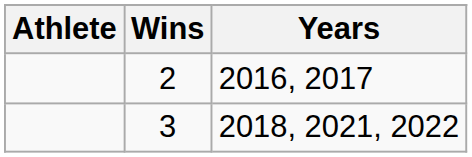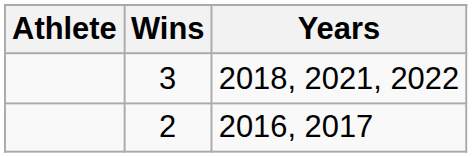rows swapped: (168, 126) <-> (168, 77)
